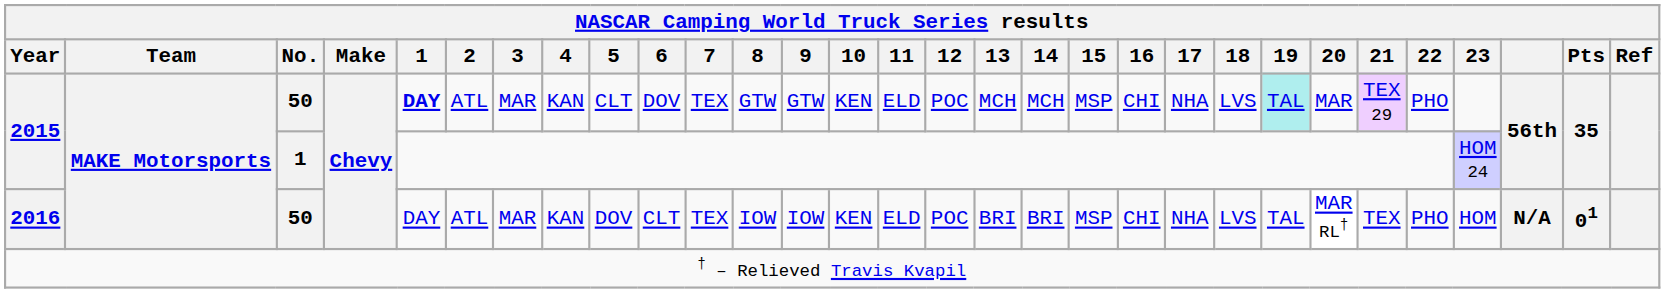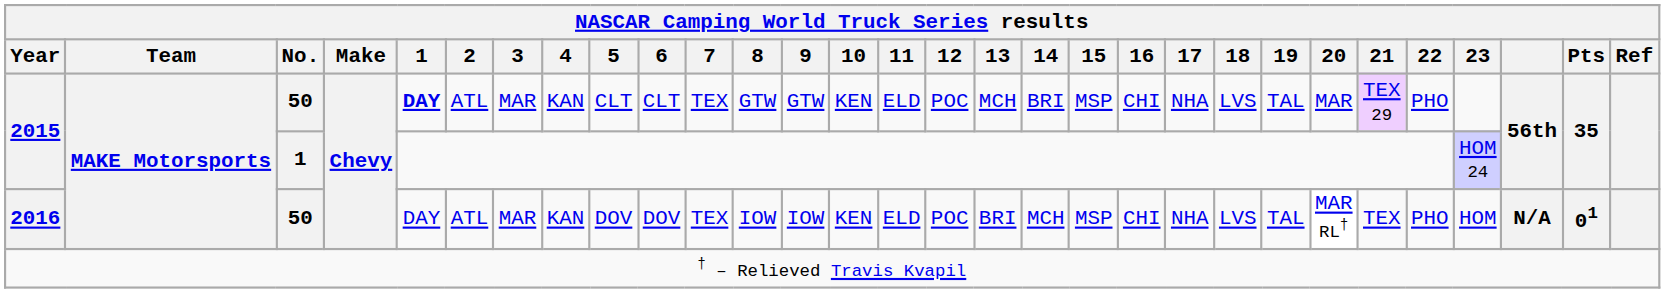(662, 102) DOV -> (662, 102) CLT
(1046, 102) MCH -> (1046, 102) BRI
(1286, 102) paleturquoise background -> (1286, 102) no background
(662, 218) CLT -> (662, 218) DOV
(1046, 218) BRI -> (1046, 218) MCH
